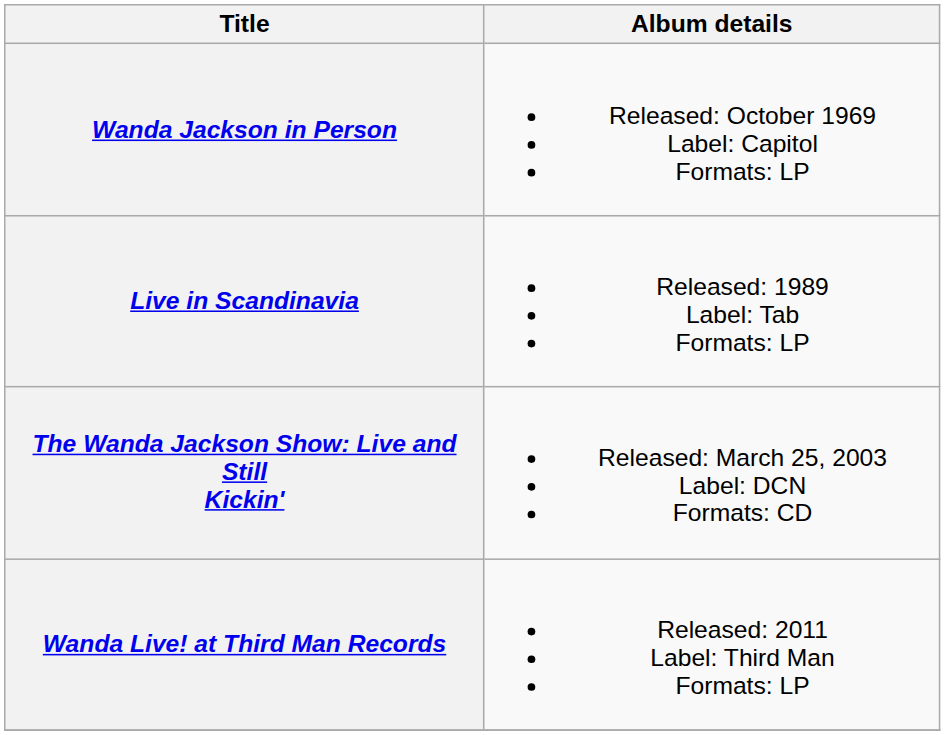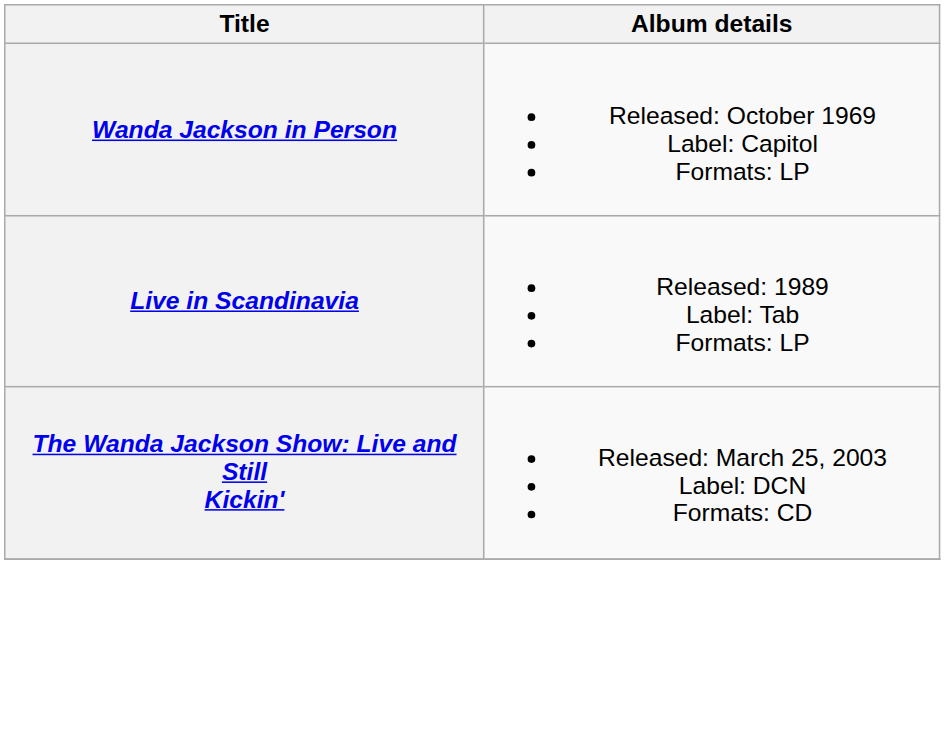- row: (245, 643)
